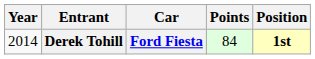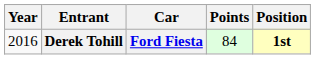(23, 41) 2014 -> (23, 41) 2016
